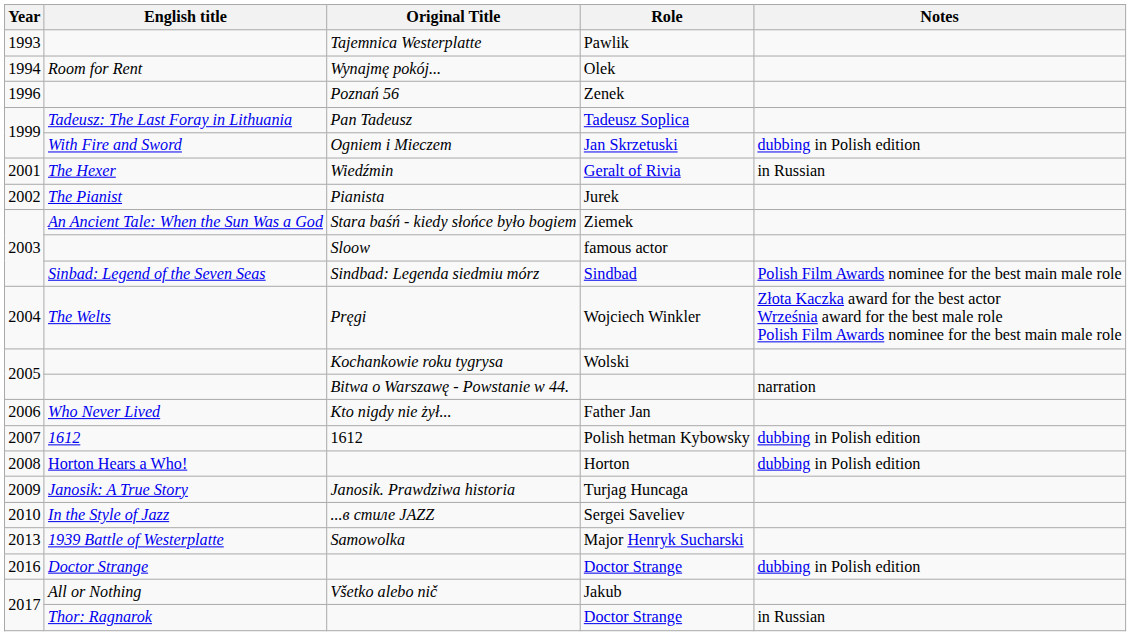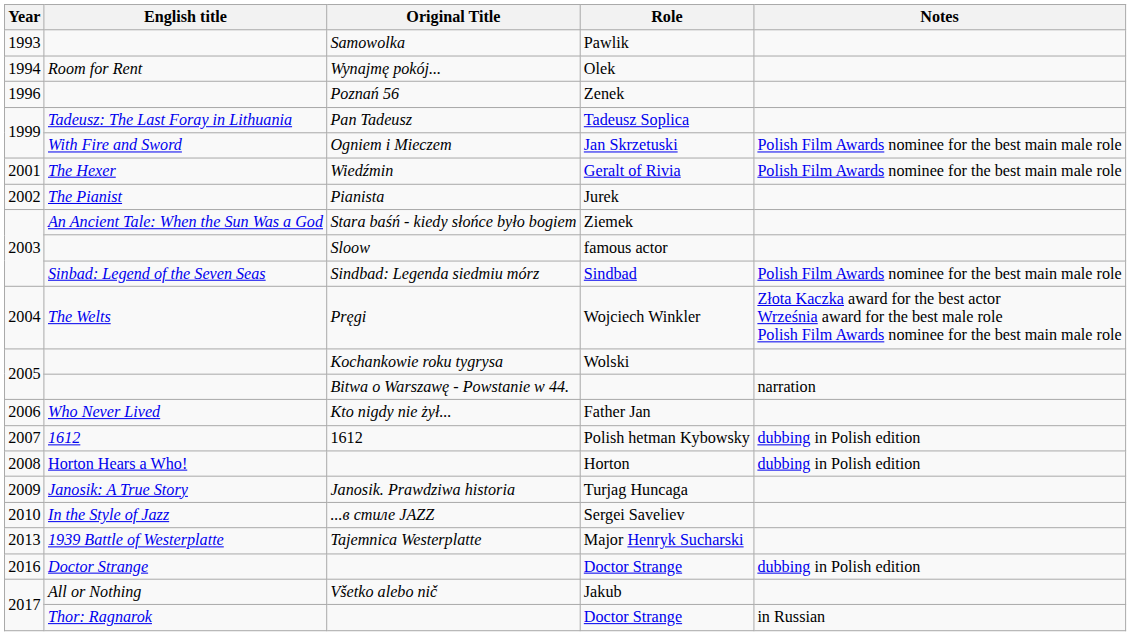(406, 42) Tajemnica Westerplatte -> (368, 42) Samowolka
(839, 145) dubbing in Polish edition -> (940, 145) Polish Film Awards nominee for the best main male role
(791, 171) in Russian -> (940, 171) Polish Film Awards nominee for the best main male role
(368, 540) Samowolka -> (406, 540) Tajemnica Westerplatte
